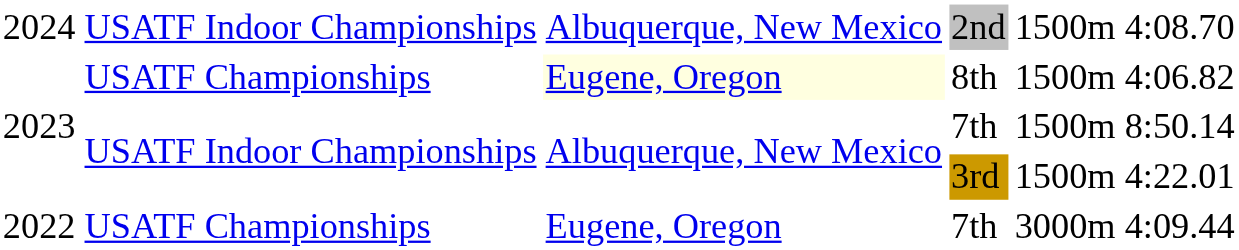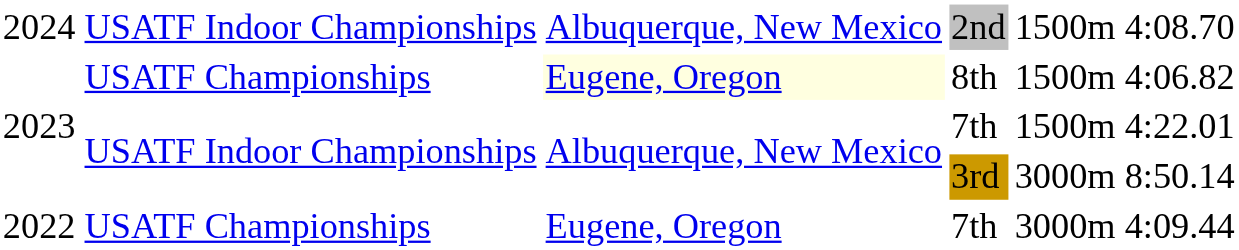(1180, 126) 8:50.14 -> (1180, 126) 4:22.01
(1065, 176) 1500m -> (1065, 176) 3000m
(1180, 176) 4:22.01 -> (1180, 176) 8:50.14
